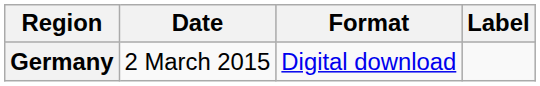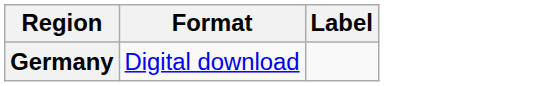- column: (197, 23)
